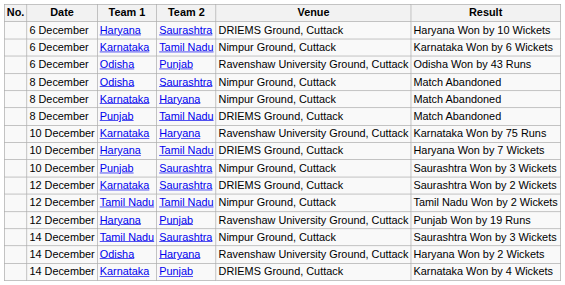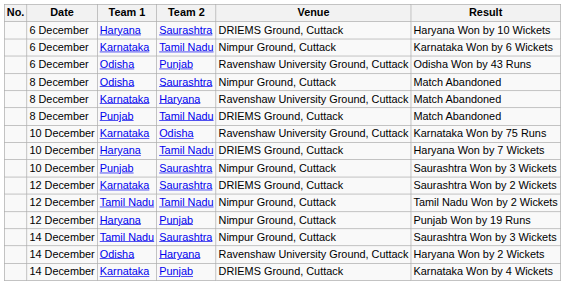(277, 99) Nimpur Ground, Cuttack -> (314, 99) Ravenshaw University Ground, Cuttack
(180, 133) Haryana -> (176, 133) Odisha
(314, 220) Ravenshaw University Ground, Cuttack -> (277, 220) Nimpur Ground, Cuttack
